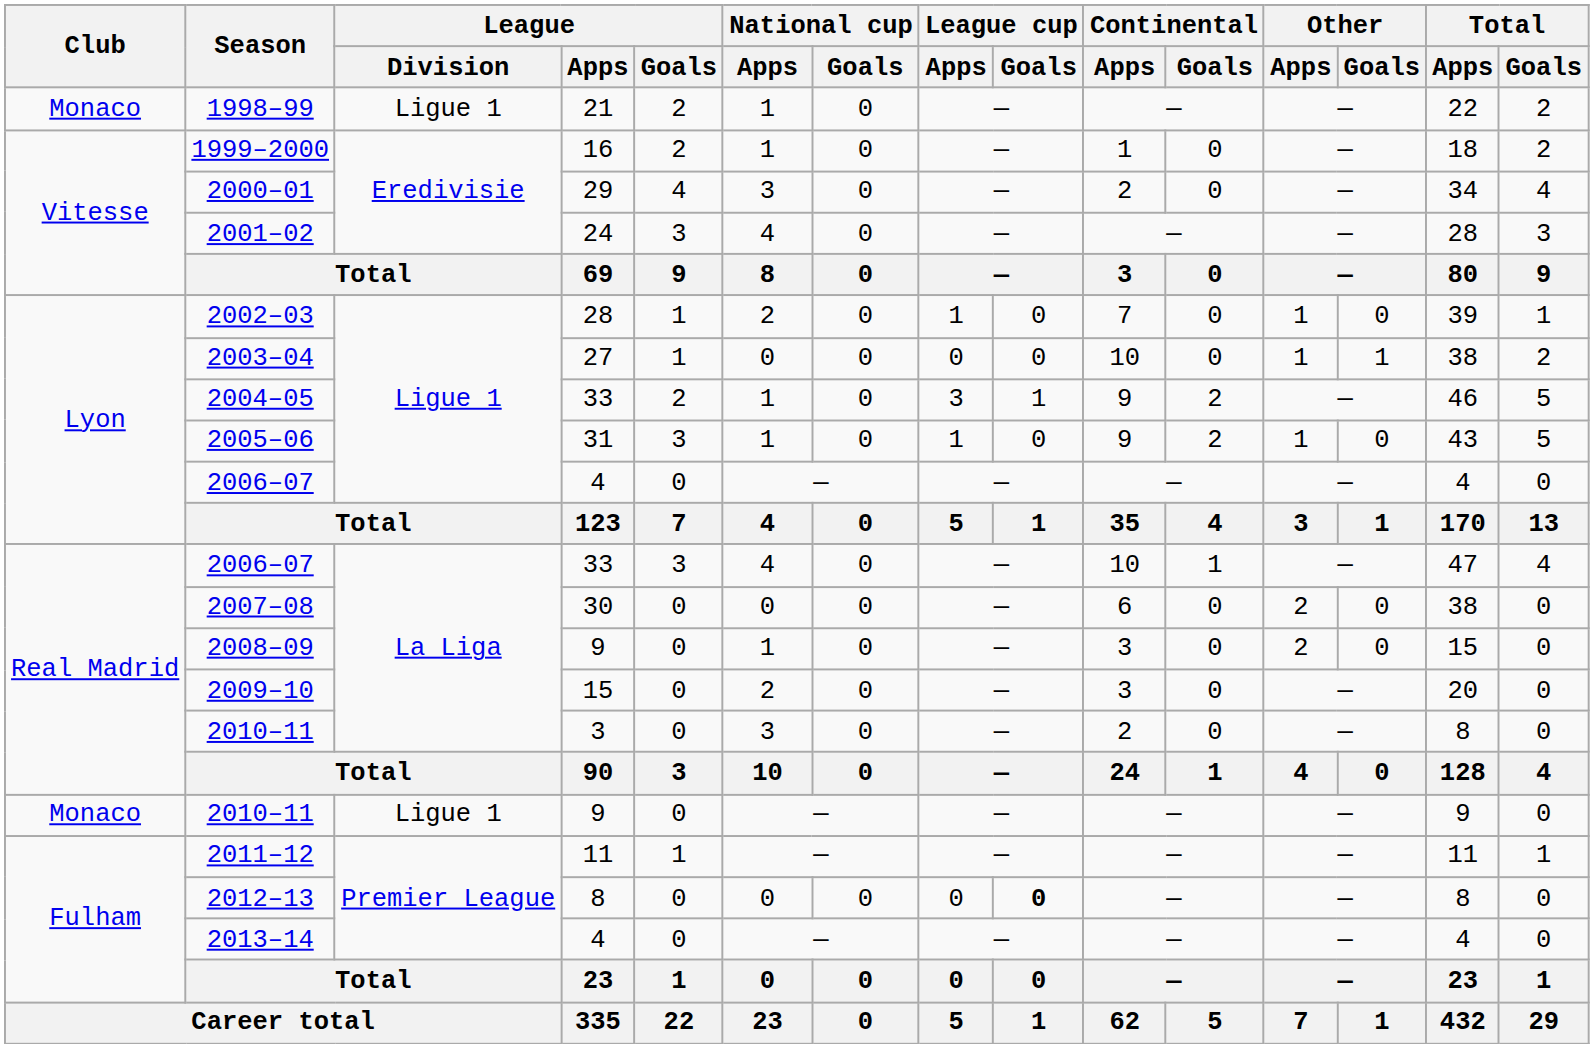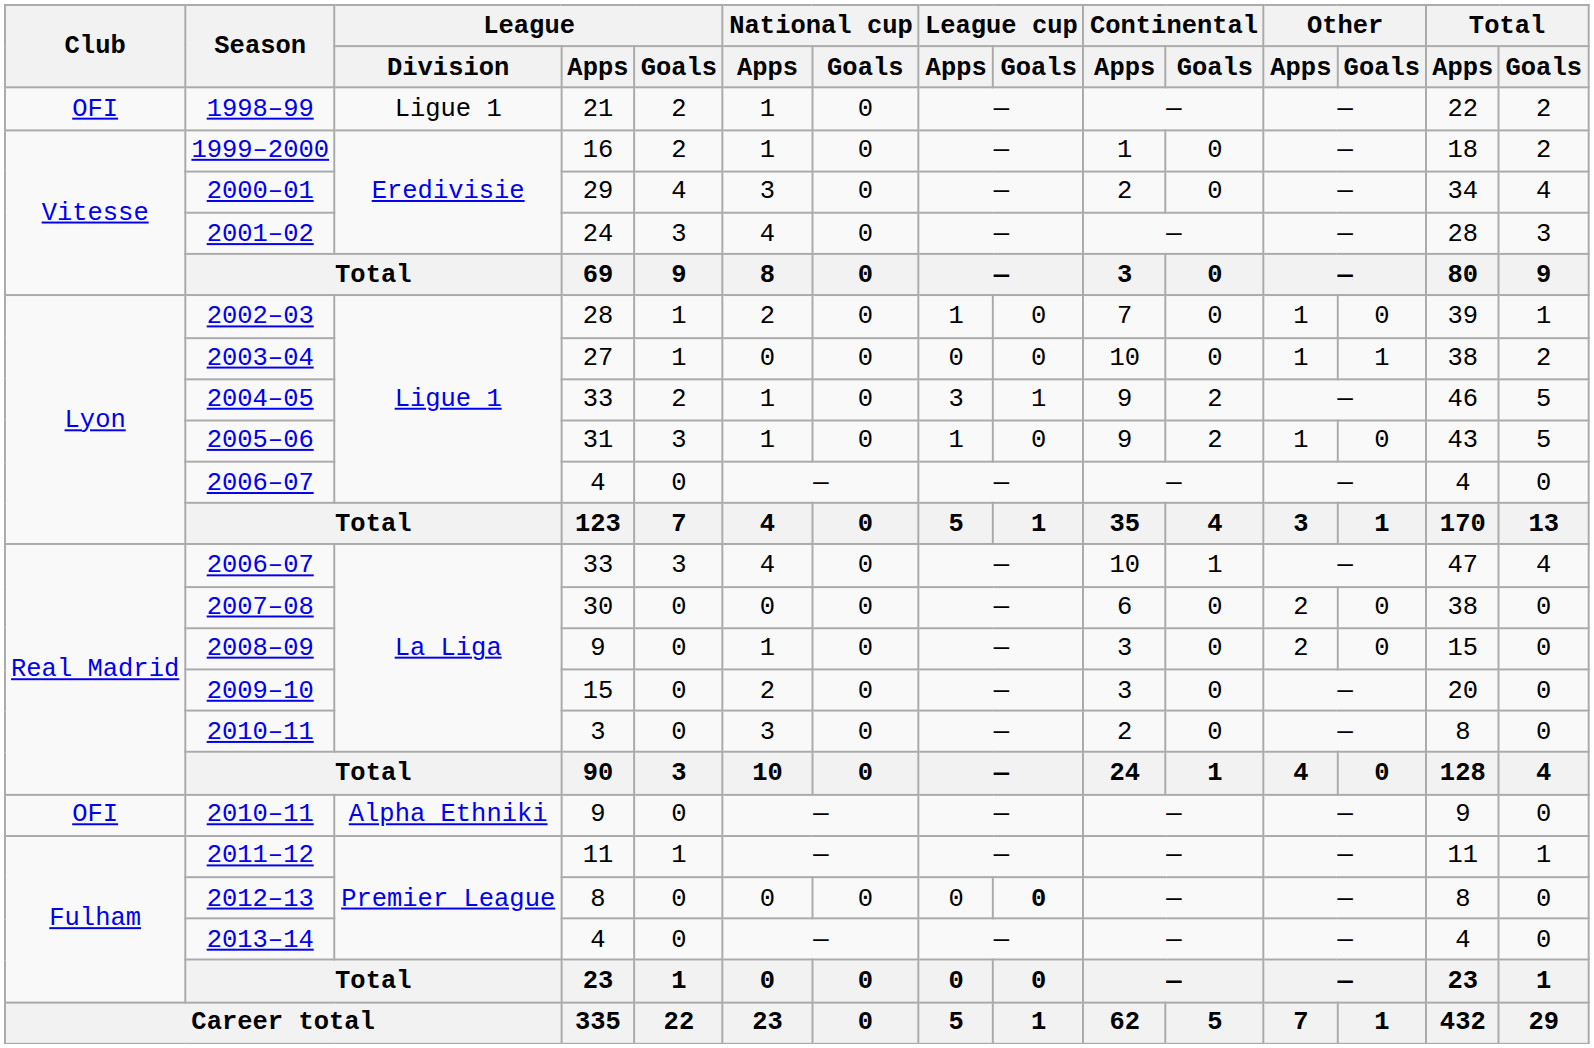(95, 109) Monaco -> (95, 109) OFI
(95, 815) Monaco -> (95, 815) OFI
(448, 815) Ligue 1 -> (448, 815) Alpha Ethniki
